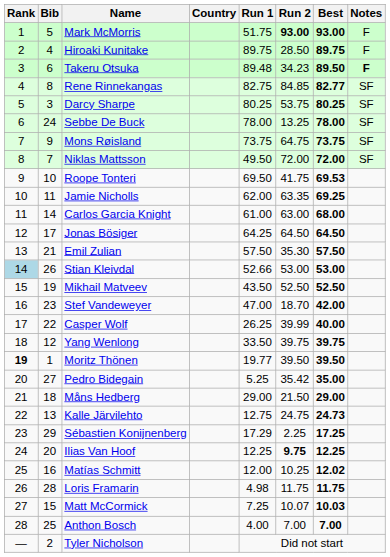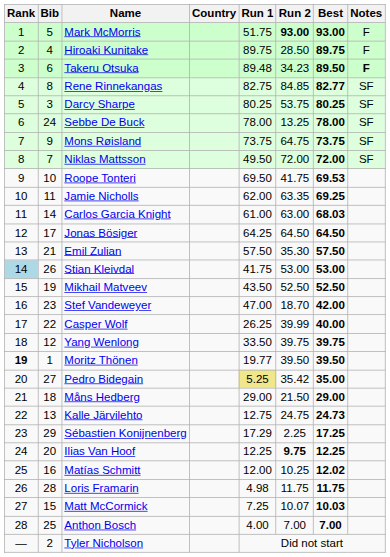(331, 214) 68.00 -> (331, 214) 68.03
(257, 269) 52.66 -> (257, 269) 41.75
(257, 379) no background -> (257, 379) khaki background
